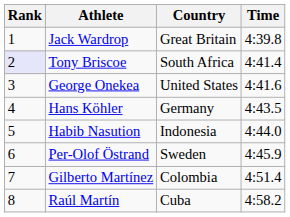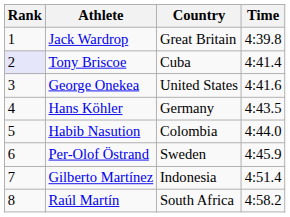(197, 62) South Africa -> (175, 62) Cuba
(188, 131) Indonesia -> (189, 131) Colombia
(189, 177) Colombia -> (188, 177) Indonesia
(175, 200) Cuba -> (197, 200) South Africa
